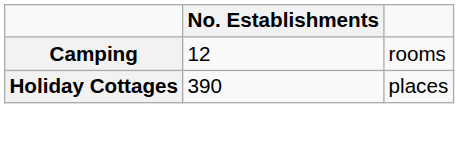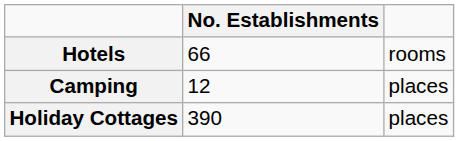+ row: (94, 53)
(417, 53) rooms -> (418, 86) places
